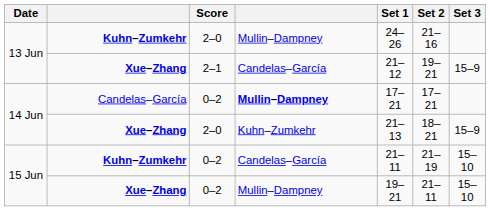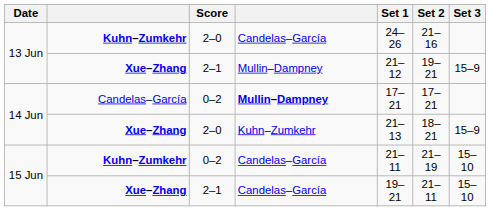(280, 38) Mullin–Dampney -> (282, 38) Candelas–García
(282, 69) Candelas–García -> (280, 69) Mullin–Dampney
(212, 191) 0–2 -> (212, 191) 2–1
(280, 191) Mullin–Dampney -> (282, 191) Candelas–García
